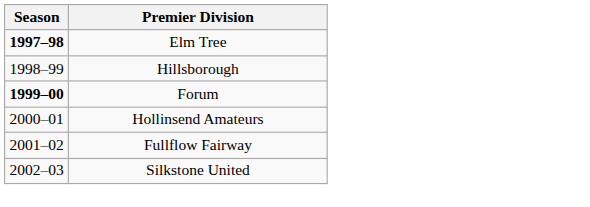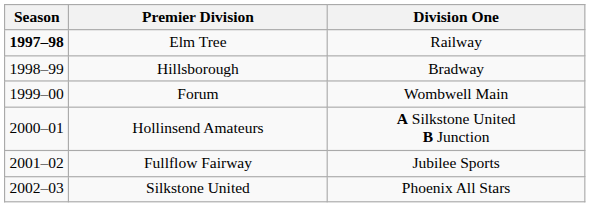+ column: (456, 16)
(37, 93) bold -> (37, 93) normal
